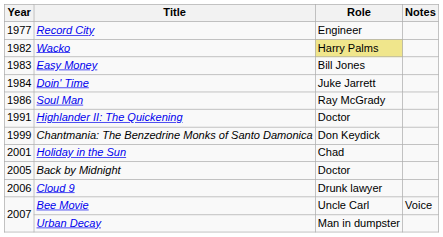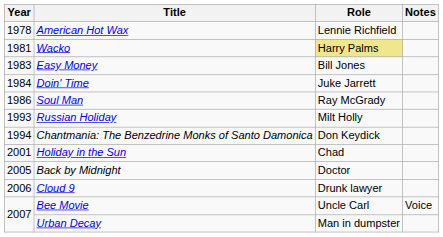- row: (65, 30)
+ row: (82, 30)
(19, 48) 1982 -> (19, 48) 1981
- row: (110, 118)
+ row: (76, 118)
(19, 135) 1999 -> (19, 135) 1994
